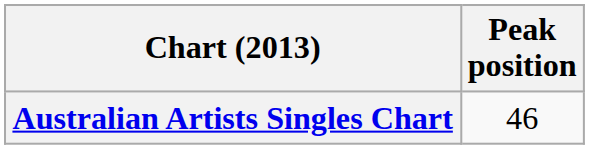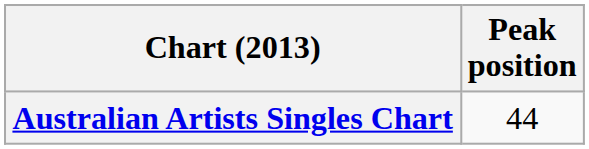(522, 117) 46 -> (522, 117) 44
